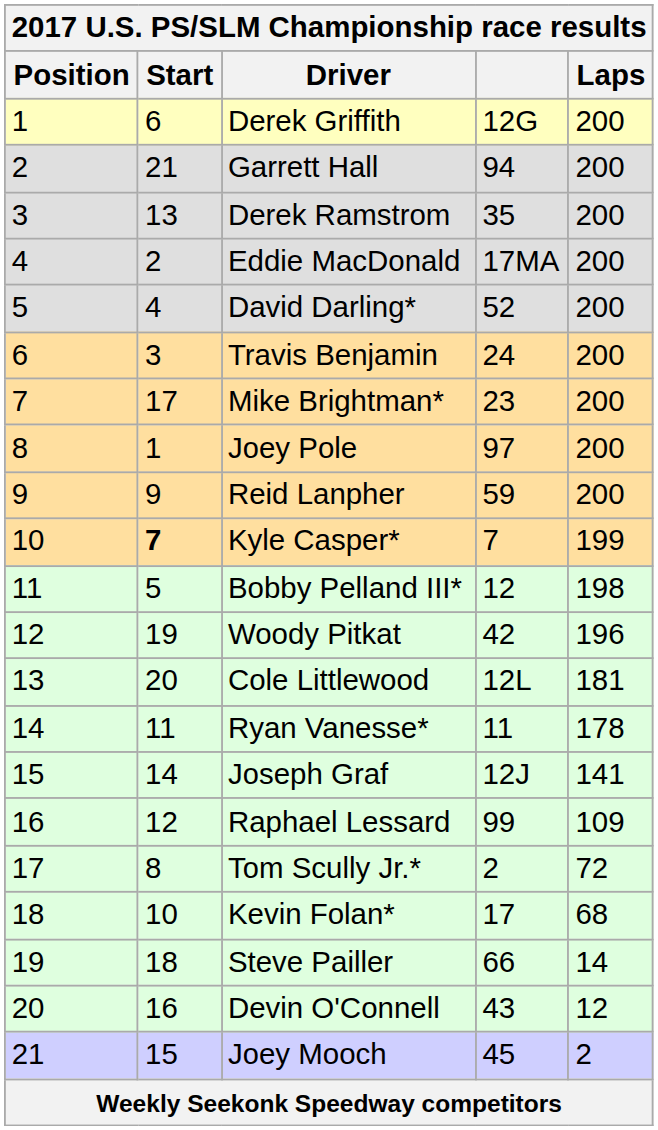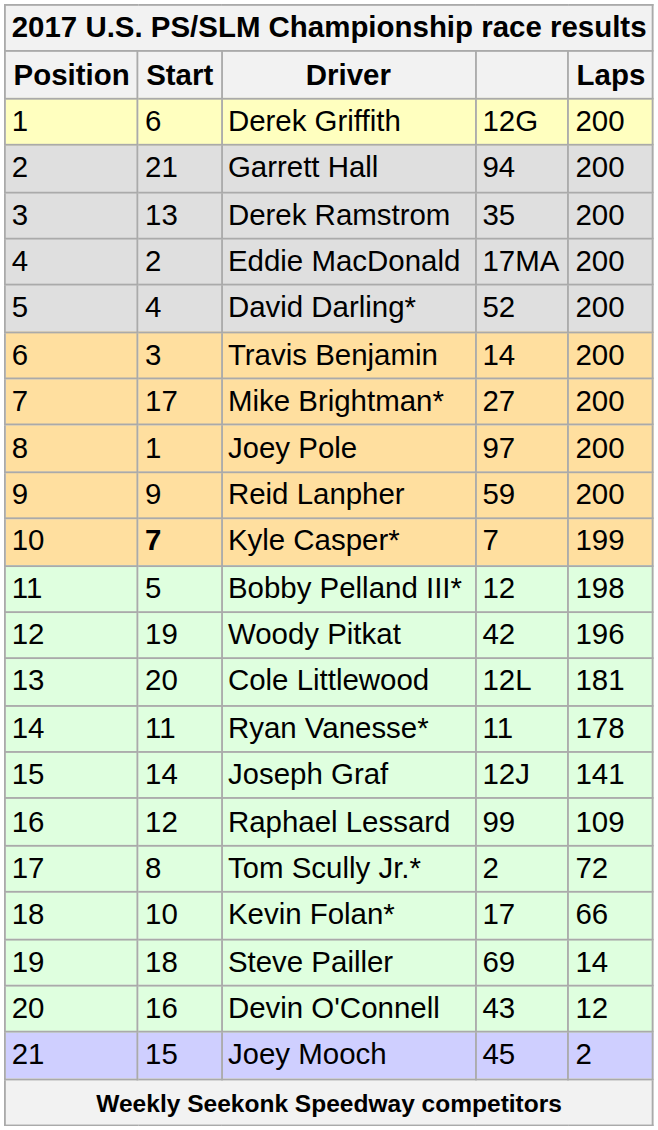(499, 354) 24 -> (499, 354) 14
(499, 401) 23 -> (499, 401) 27
(592, 914) 68 -> (592, 914) 66
(499, 961) 66 -> (499, 961) 69
